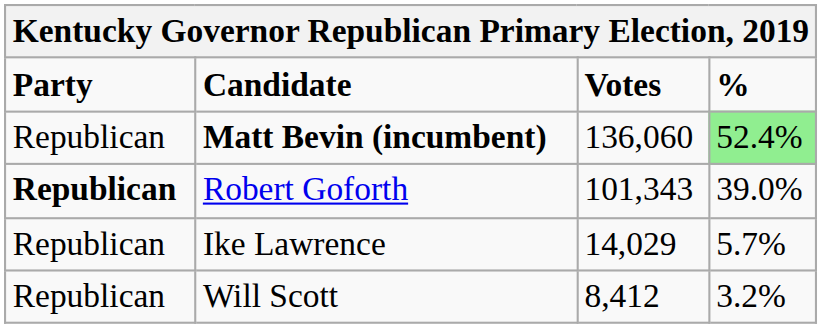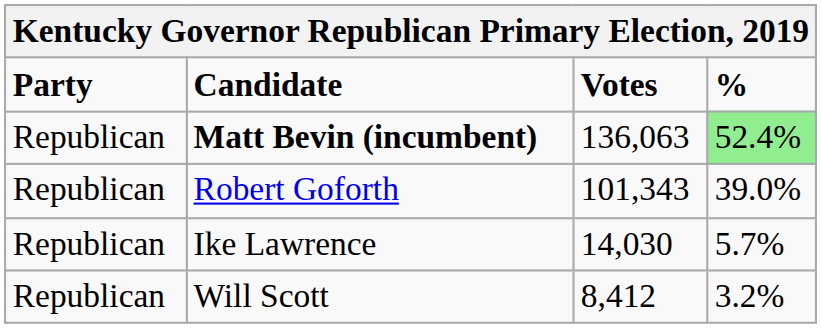(639, 137) 136,060 -> (635, 137) 136,063
(95, 190) bold -> (89, 190) normal
(630, 243) 14,029 -> (627, 243) 14,030
